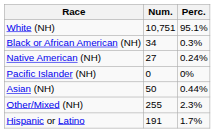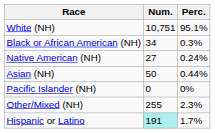rows swapped: (30, 89) <-> (51, 74)
(154, 120) no background -> (154, 120) paleturquoise background
